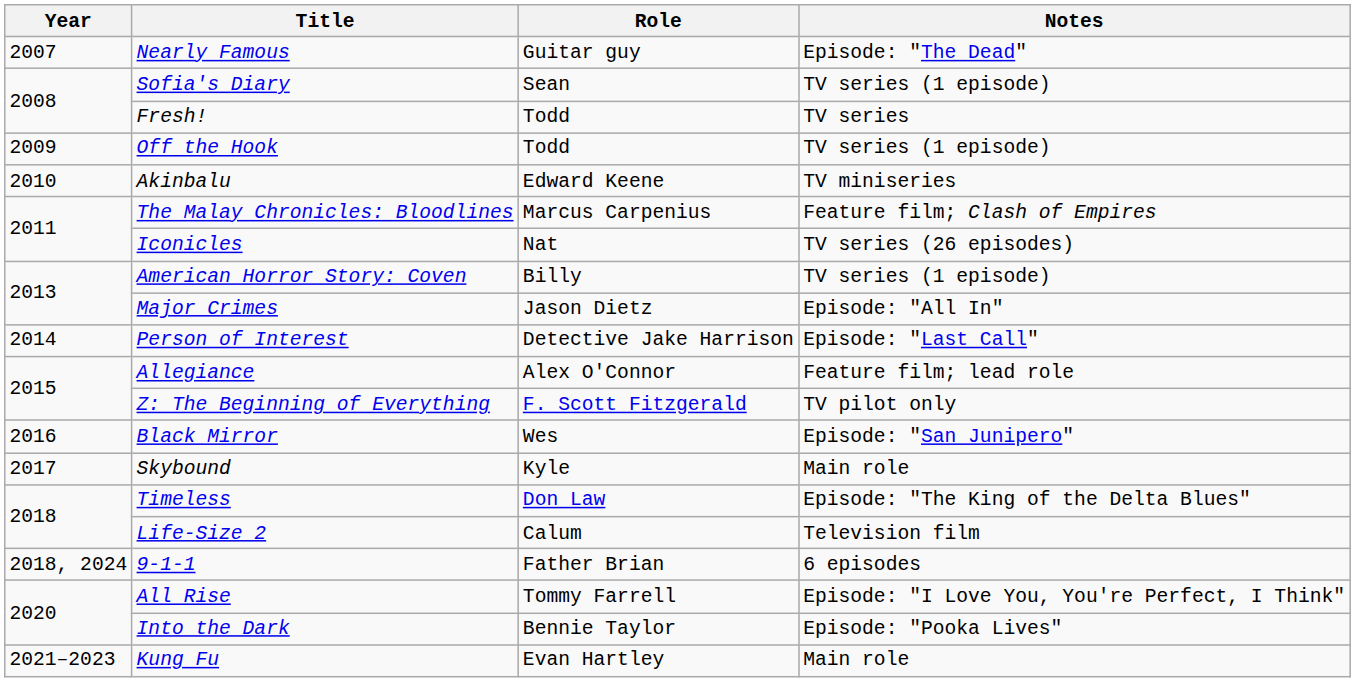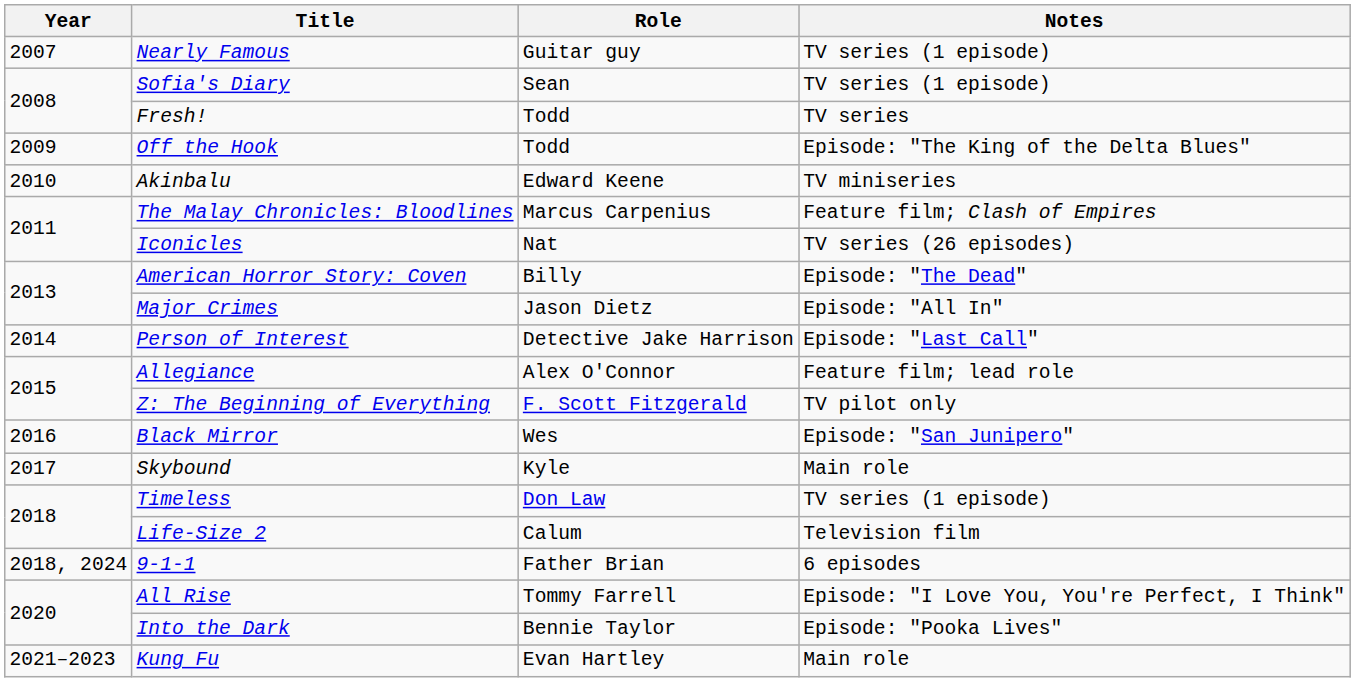(915, 53) Episode: "The Dead" -> (927, 53) TV series (1 episode)
(927, 149) TV series (1 episode) -> (1027, 149) Episode: "The King of the Delta Blues"
(927, 277) TV series (1 episode) -> (915, 277) Episode: "The Dead"
(1027, 501) Episode: "The King of the Delta Blues" -> (927, 501) TV series (1 episode)
